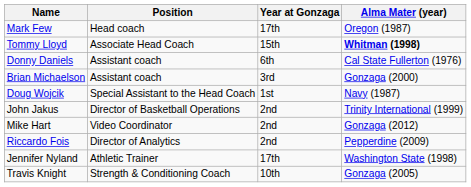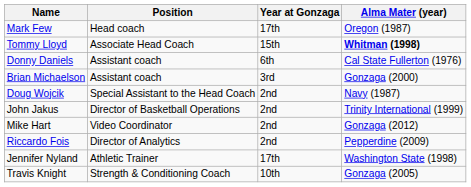(267, 94) 1st -> (269, 94) 2nd
